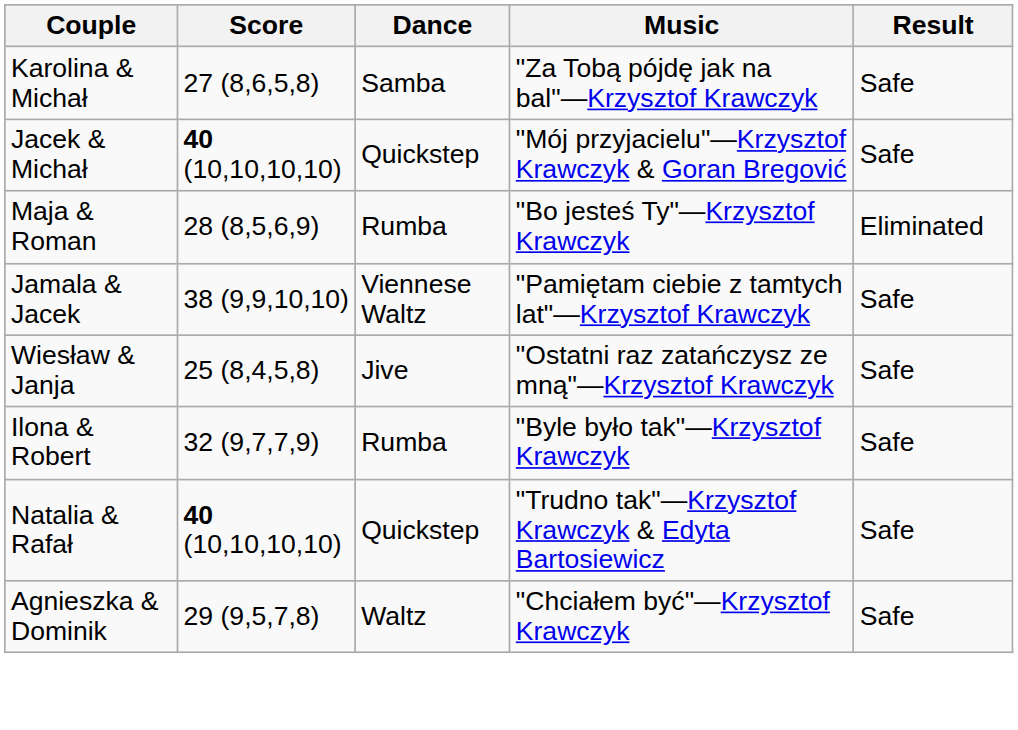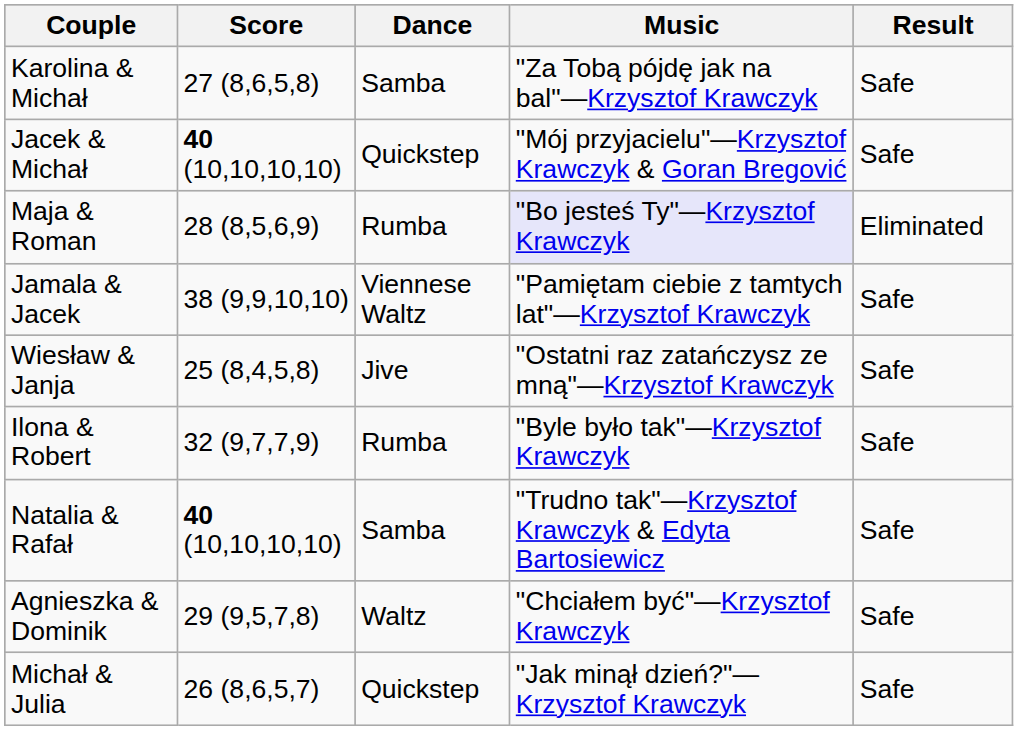(665, 226) no background -> (665, 226) lavender background
(420, 529) Quickstep -> (403, 529) Samba
+ row: (62, 688)
